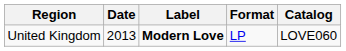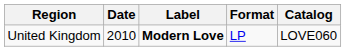(121, 35) 2013 -> (121, 35) 2010
